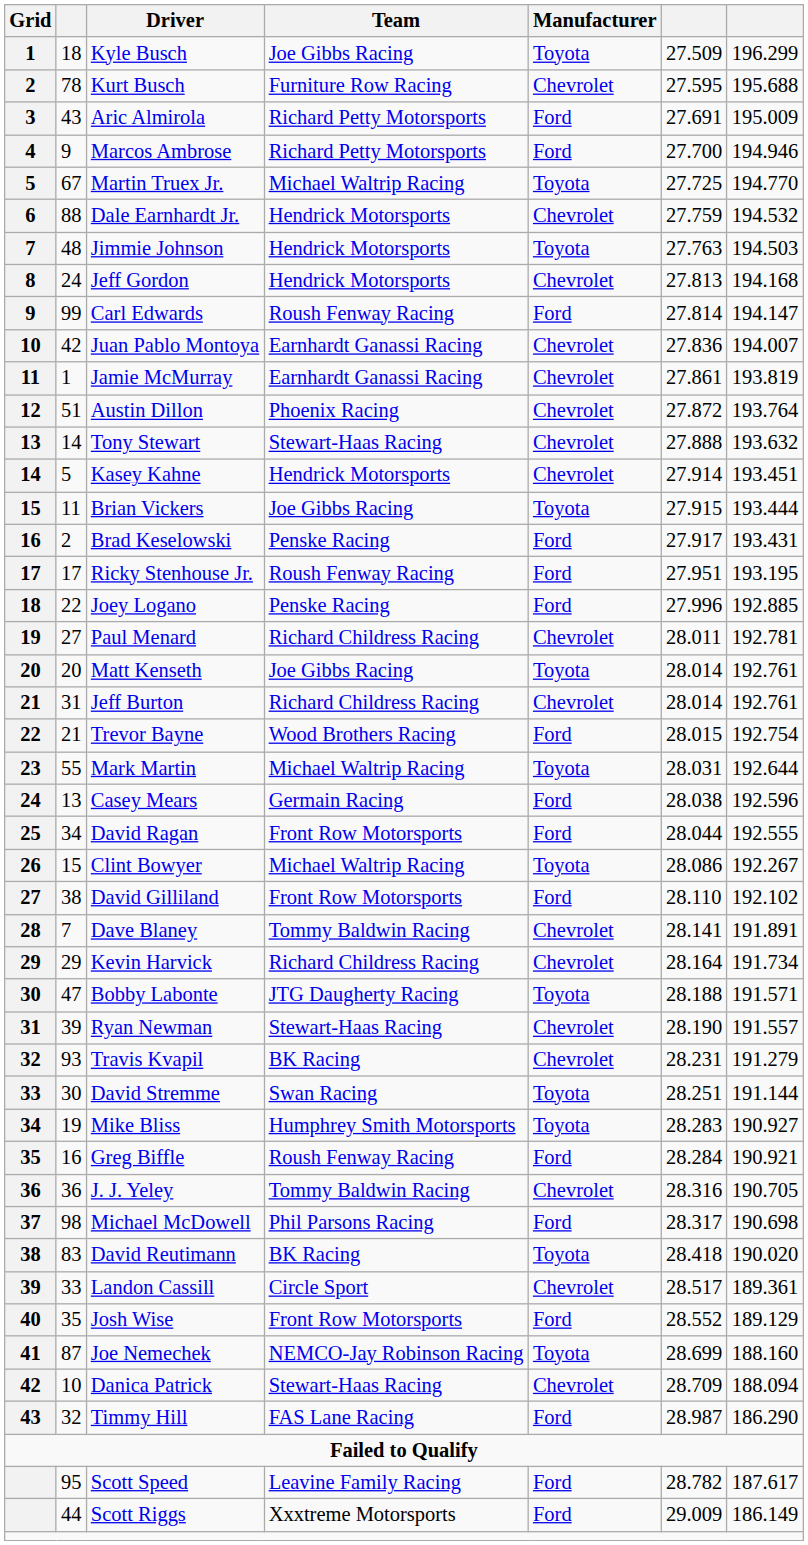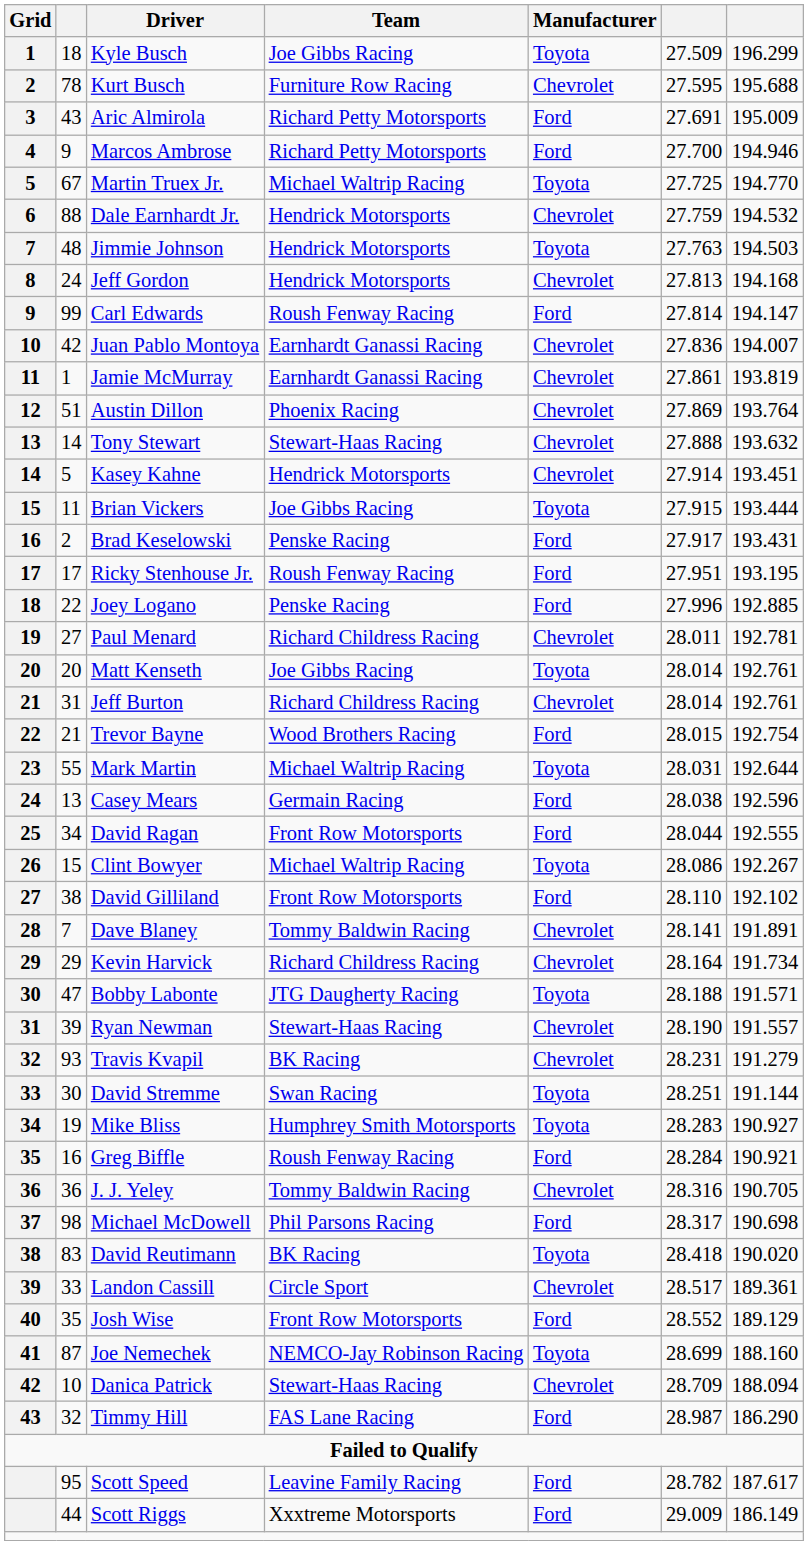(694, 410) 27.872 -> (694, 410) 27.869
